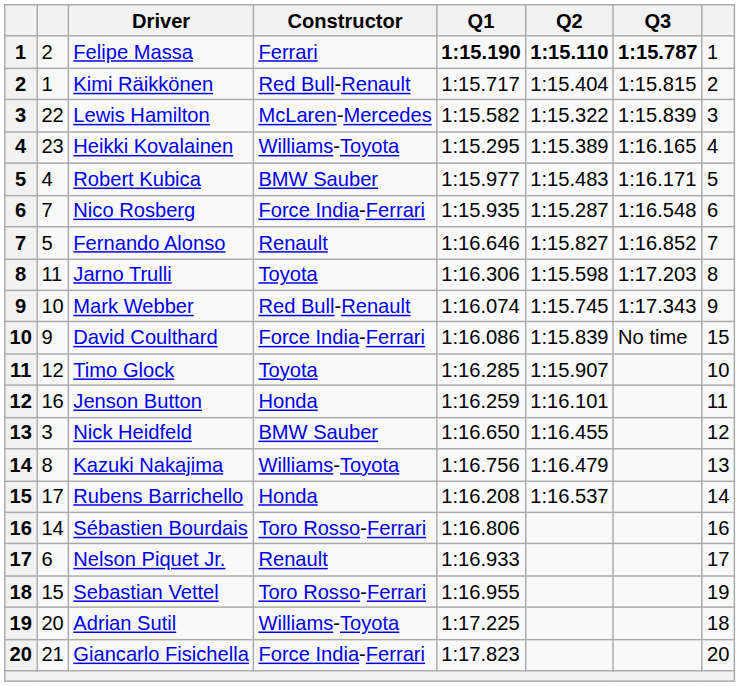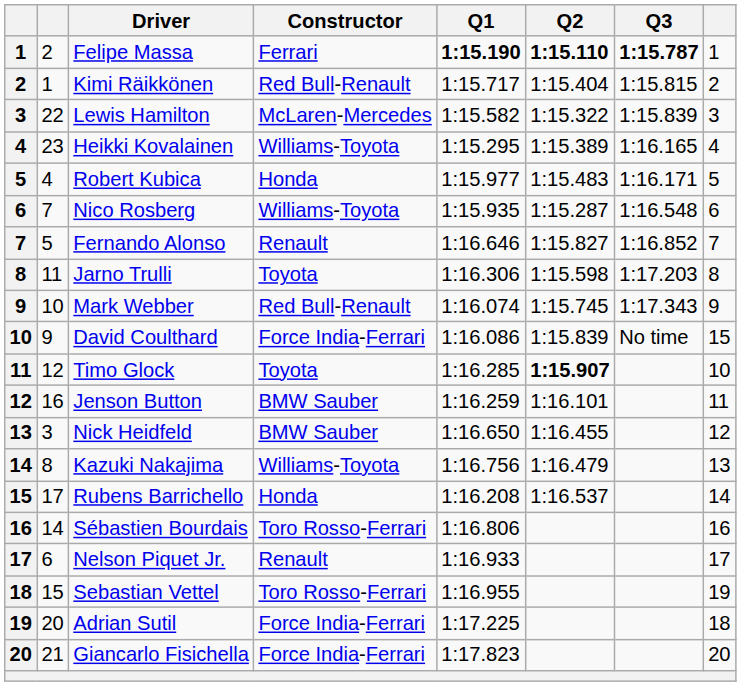(318, 179) BMW Sauber -> (288, 179) Honda
(342, 211) Force India-Ferrari -> (329, 211) Williams-Toyota
(569, 369) normal -> (570, 369) bold
(288, 401) Honda -> (318, 401) BMW Sauber
(329, 623) Williams-Toyota -> (342, 623) Force India-Ferrari
